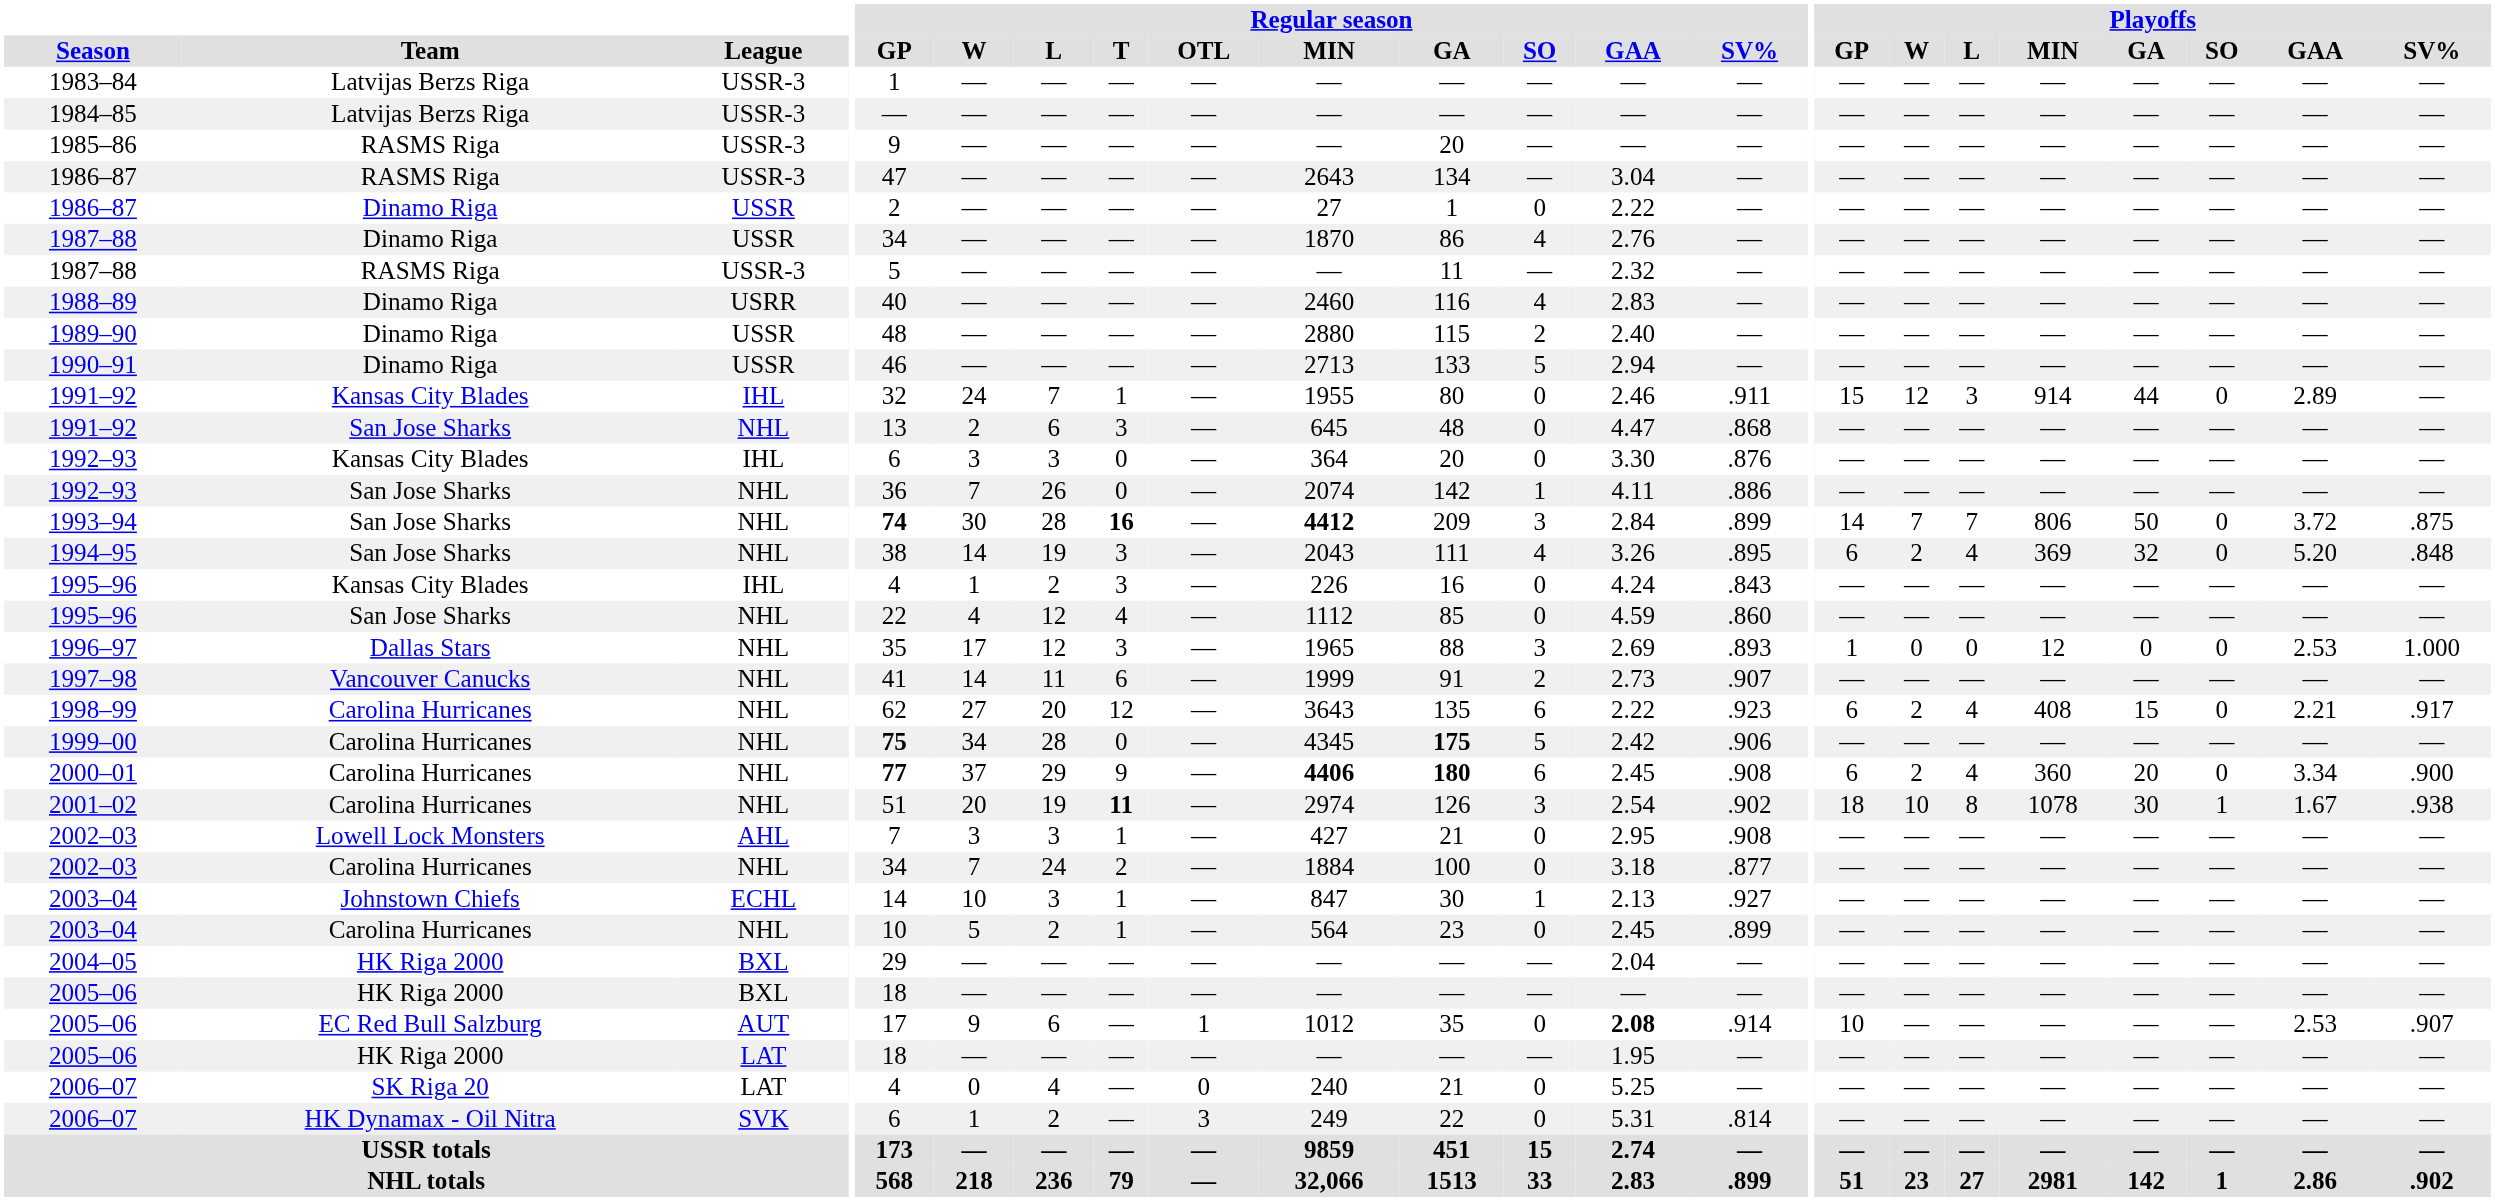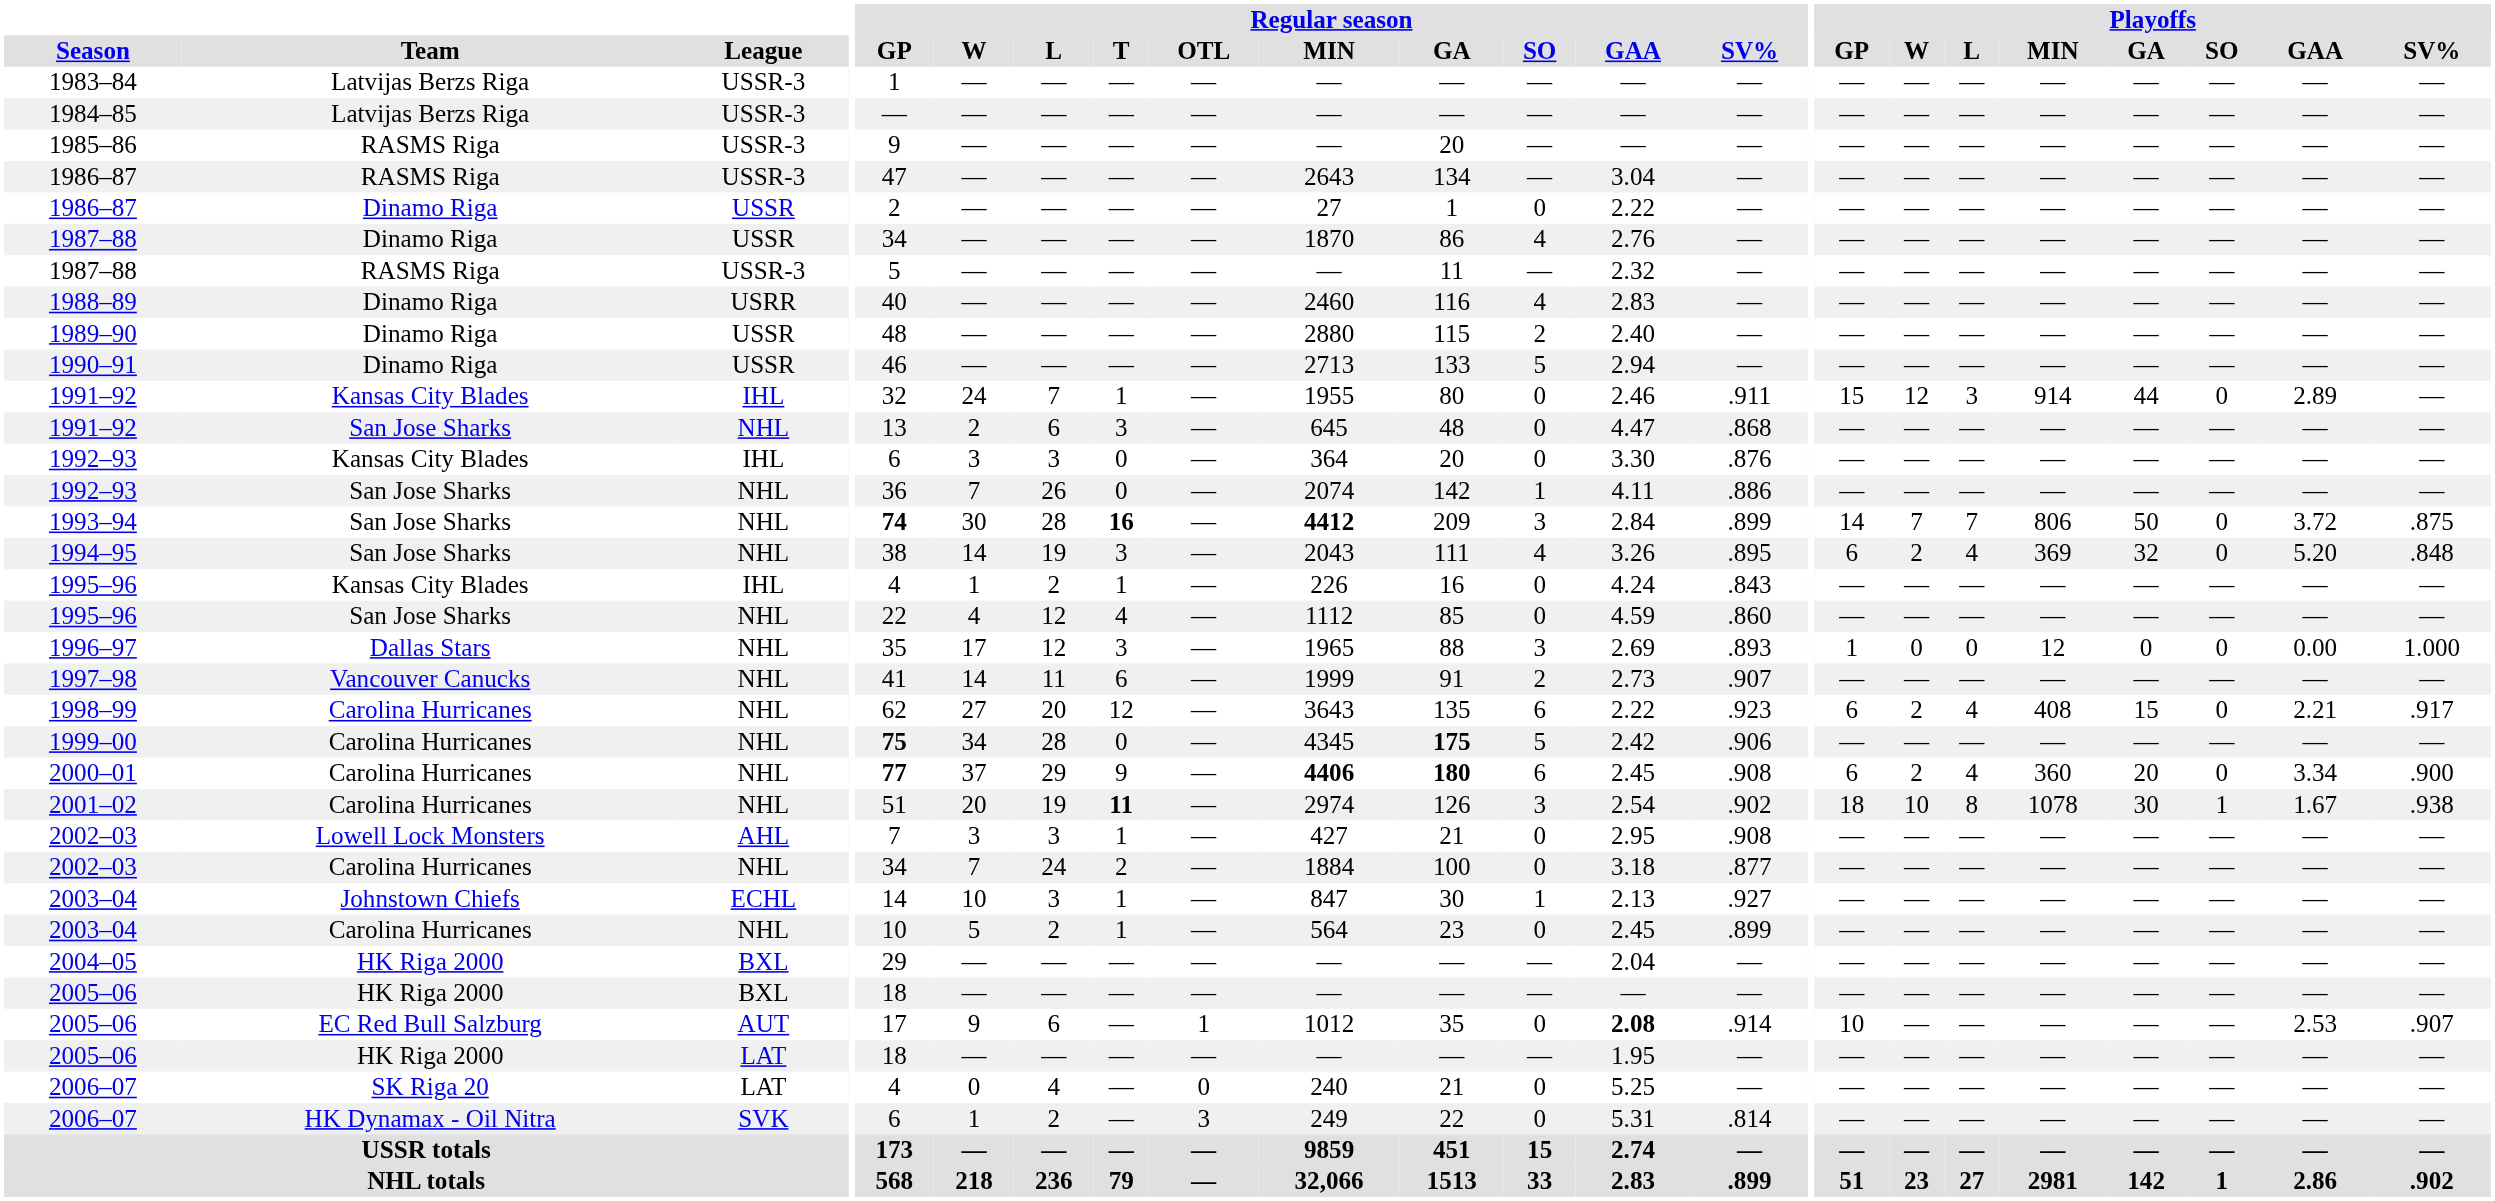(1121, 584) 3 -> (1121, 584) 1
(2315, 647) 2.53 -> (2315, 647) 0.00
